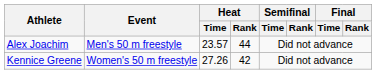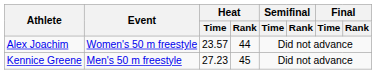(134, 45) Men's 50 m freestyle -> (142, 45) Women's 50 m freestyle
(142, 61) Women's 50 m freestyle -> (134, 61) Men's 50 m freestyle
(215, 61) 27.26 -> (215, 61) 27.23
(245, 61) 42 -> (245, 61) 45
